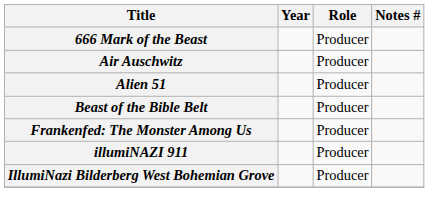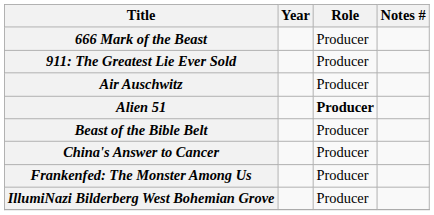+ row: (141, 61)
(343, 84) normal -> (345, 107) bold
+ row: (141, 152)
- row: (141, 152)
